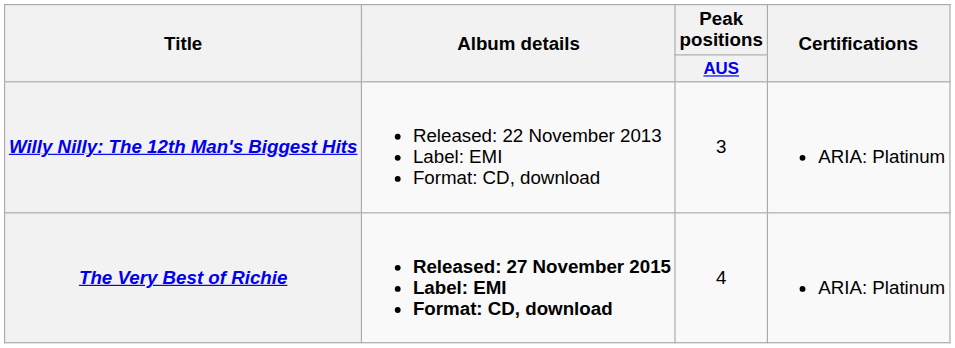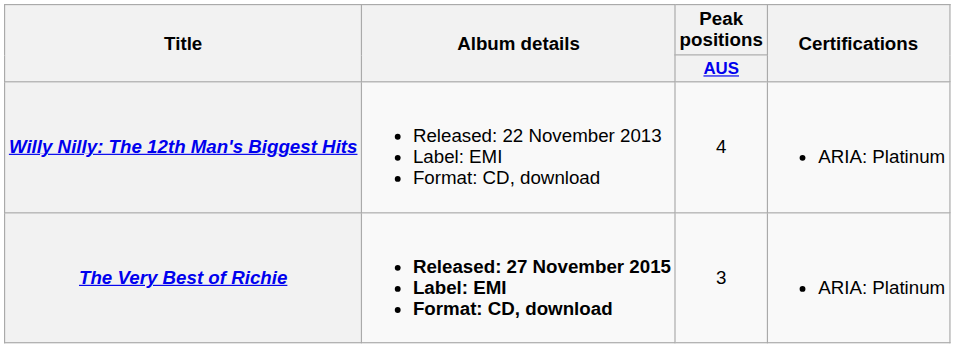(721, 147) 3 -> (721, 147) 4
(721, 277) 4 -> (721, 277) 3
